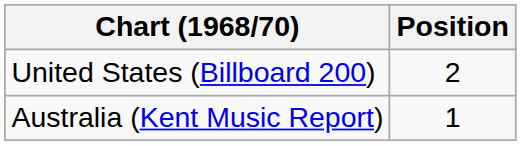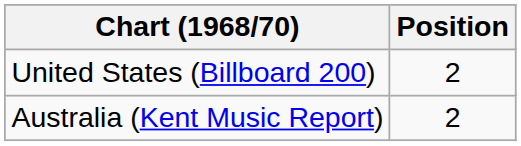(453, 117) 1 -> (453, 117) 2
